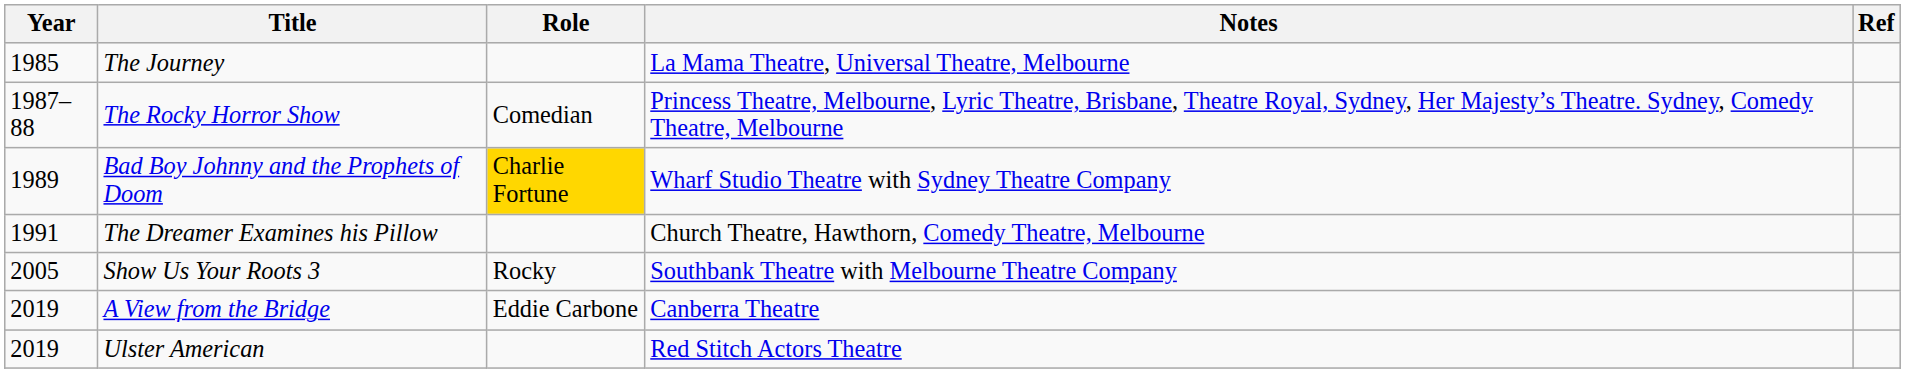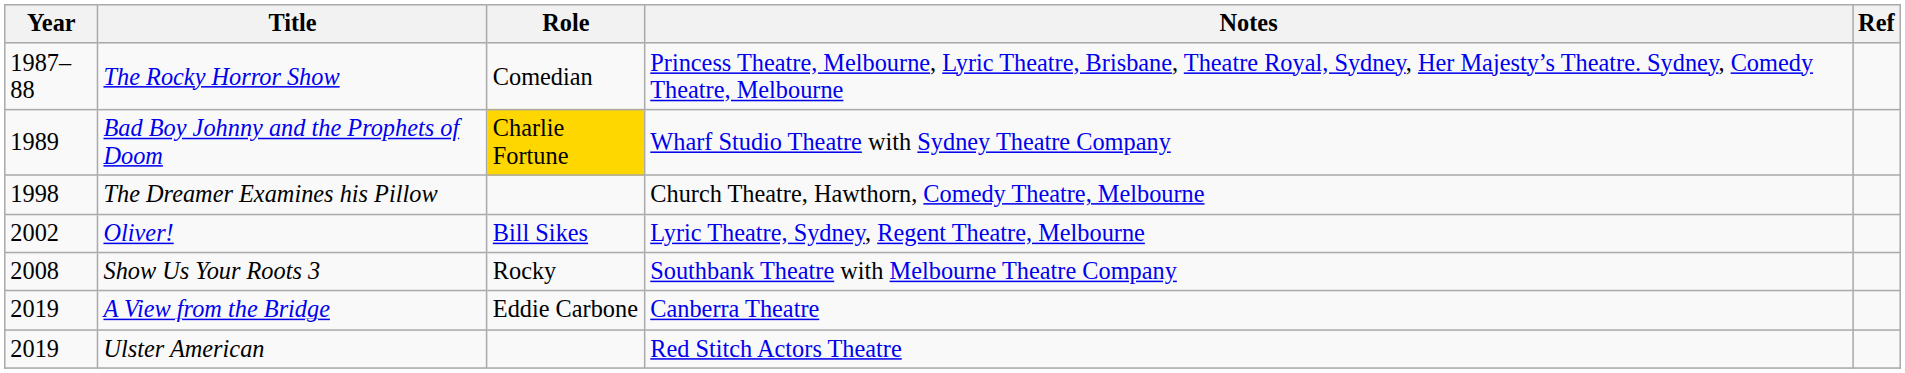- row: (164, 62)
(35, 232) 1991 -> (35, 194) 1998
+ row: (139, 232)
(35, 271) 2005 -> (35, 271) 2008
